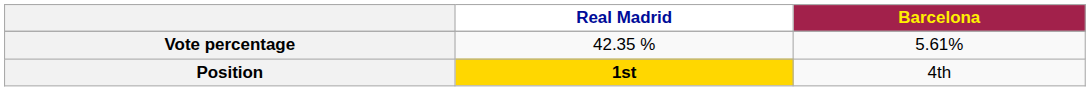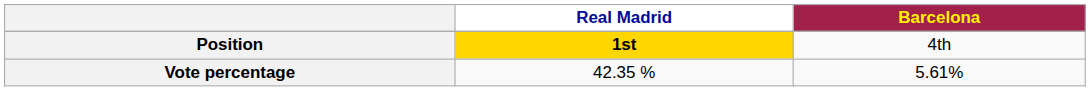rows swapped: (230, 72) <-> (230, 44)
